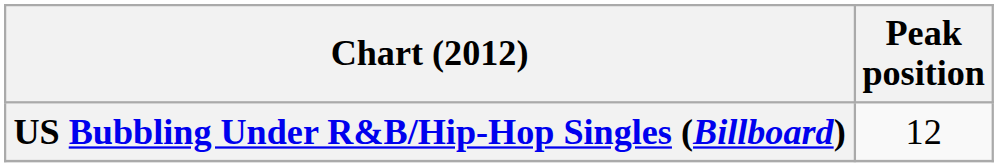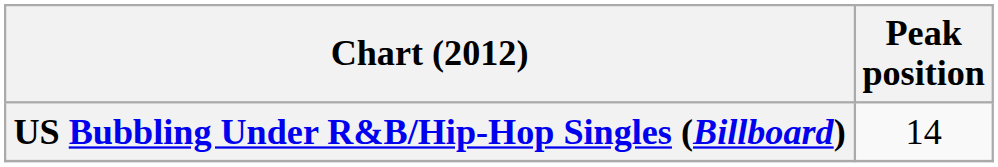(924, 131) 12 -> (924, 131) 14
